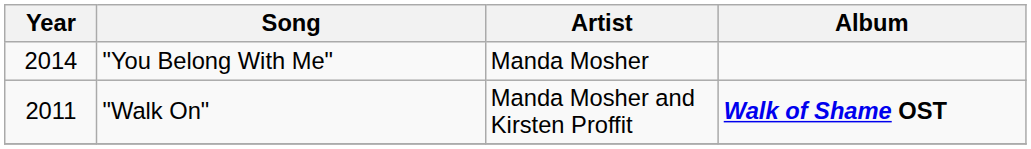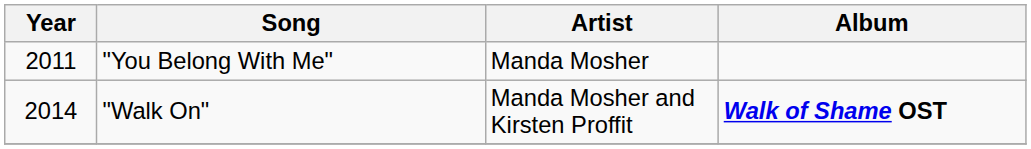(51, 60) 2014 -> (51, 60) 2011
(51, 111) 2011 -> (51, 111) 2014
